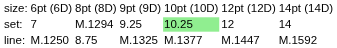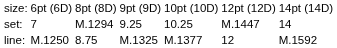(178, 24) lightgreen background -> (178, 24) no background
(228, 24) 12 -> (241, 24) M.1447
(241, 40) M.1447 -> (228, 40) 12
